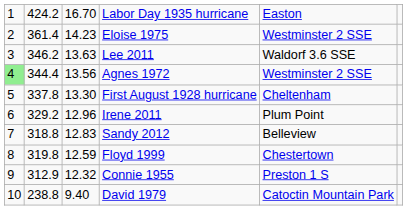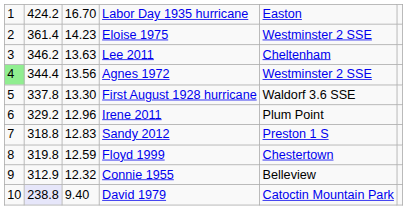(309, 54) Waldorf 3.6 SSE -> (297, 54) Cheltenham
(297, 94) Cheltenham -> (309, 94) Waldorf 3.6 SSE
(289, 134) Belleview -> (296, 134) Preston 1 S
(296, 174) Preston 1 S -> (289, 174) Belleview
(43, 194) no background -> (43, 194) lavender background
